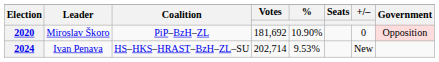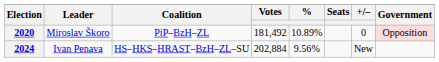(270, 33) 181,692 -> (270, 33) 181,492
(307, 33) 10.90% -> (307, 33) 10.89%
(270, 49) 202,714 -> (270, 49) 202,884
(307, 49) 9.53% -> (307, 49) 9.56%
